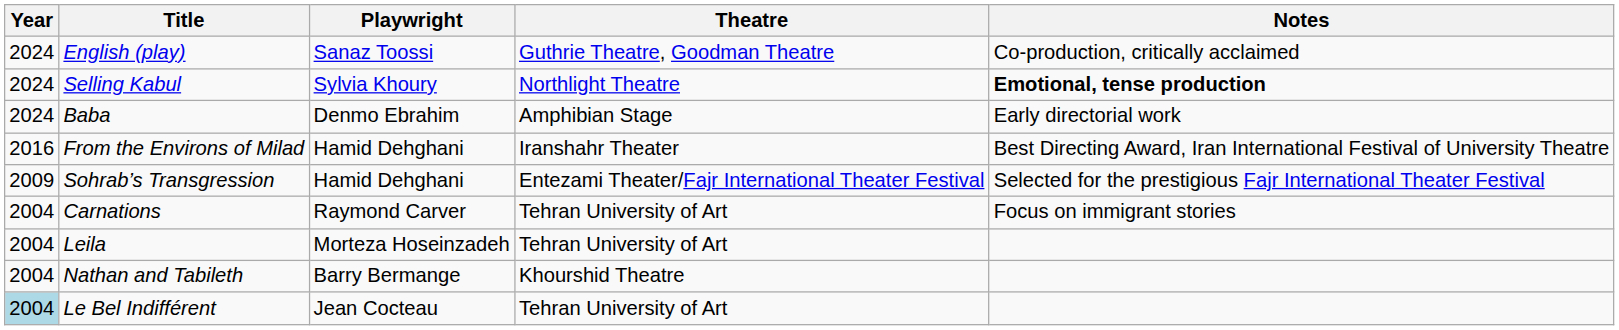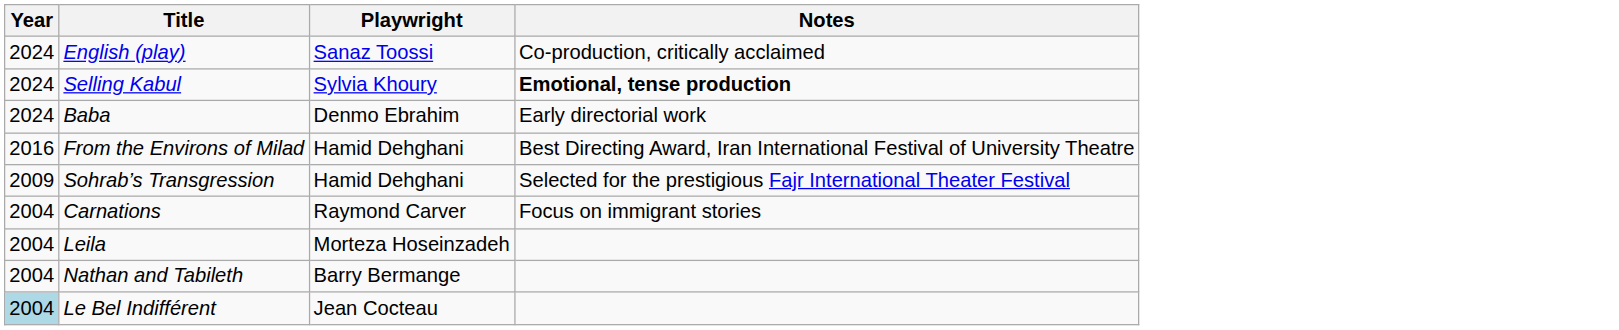- column: (752, 20)
